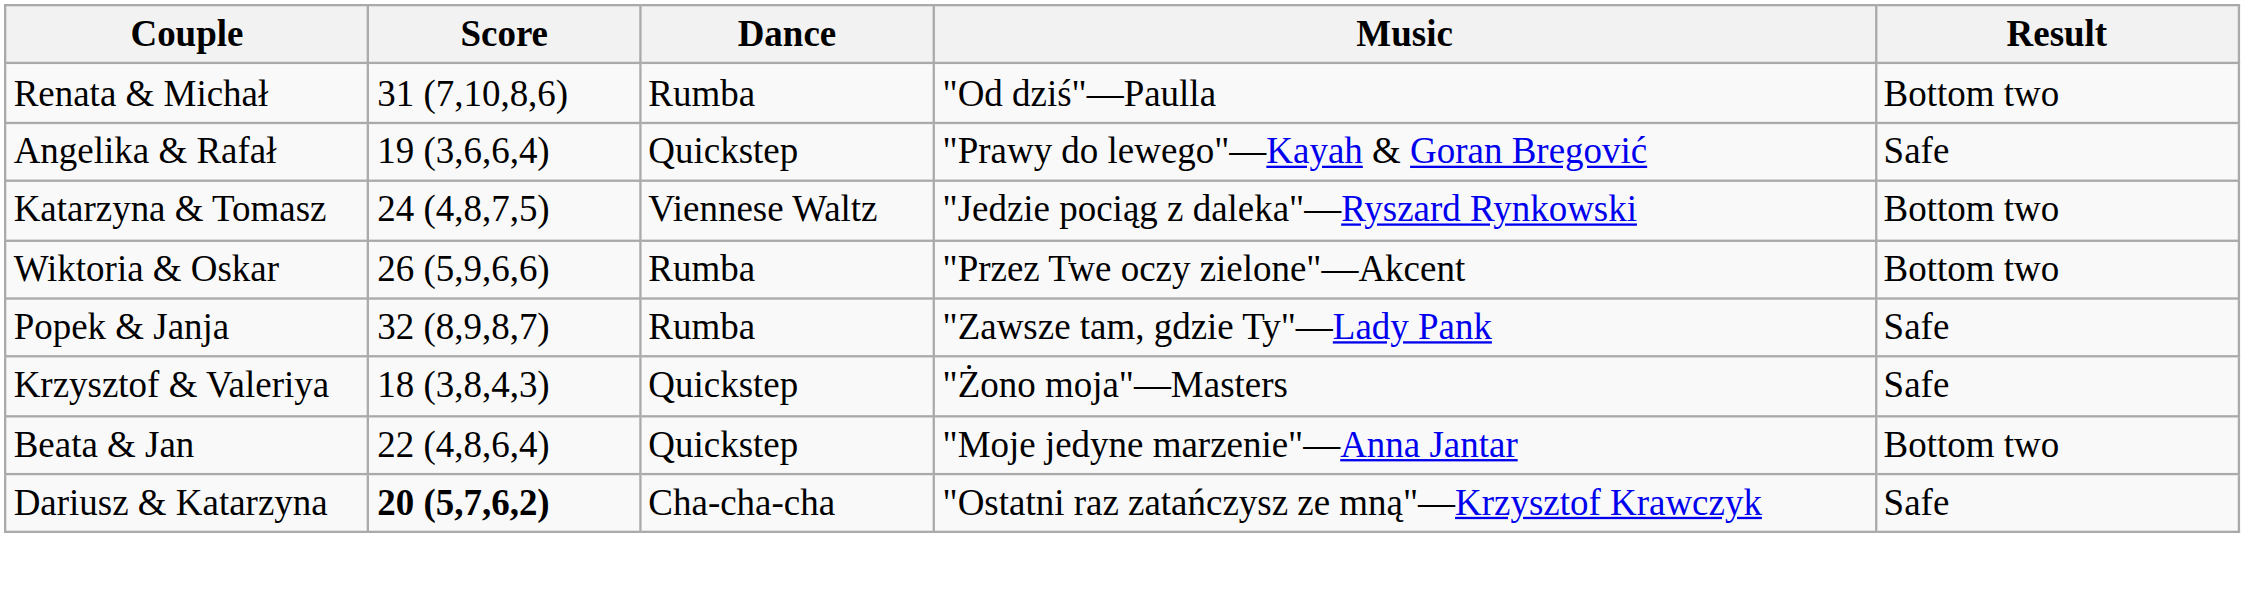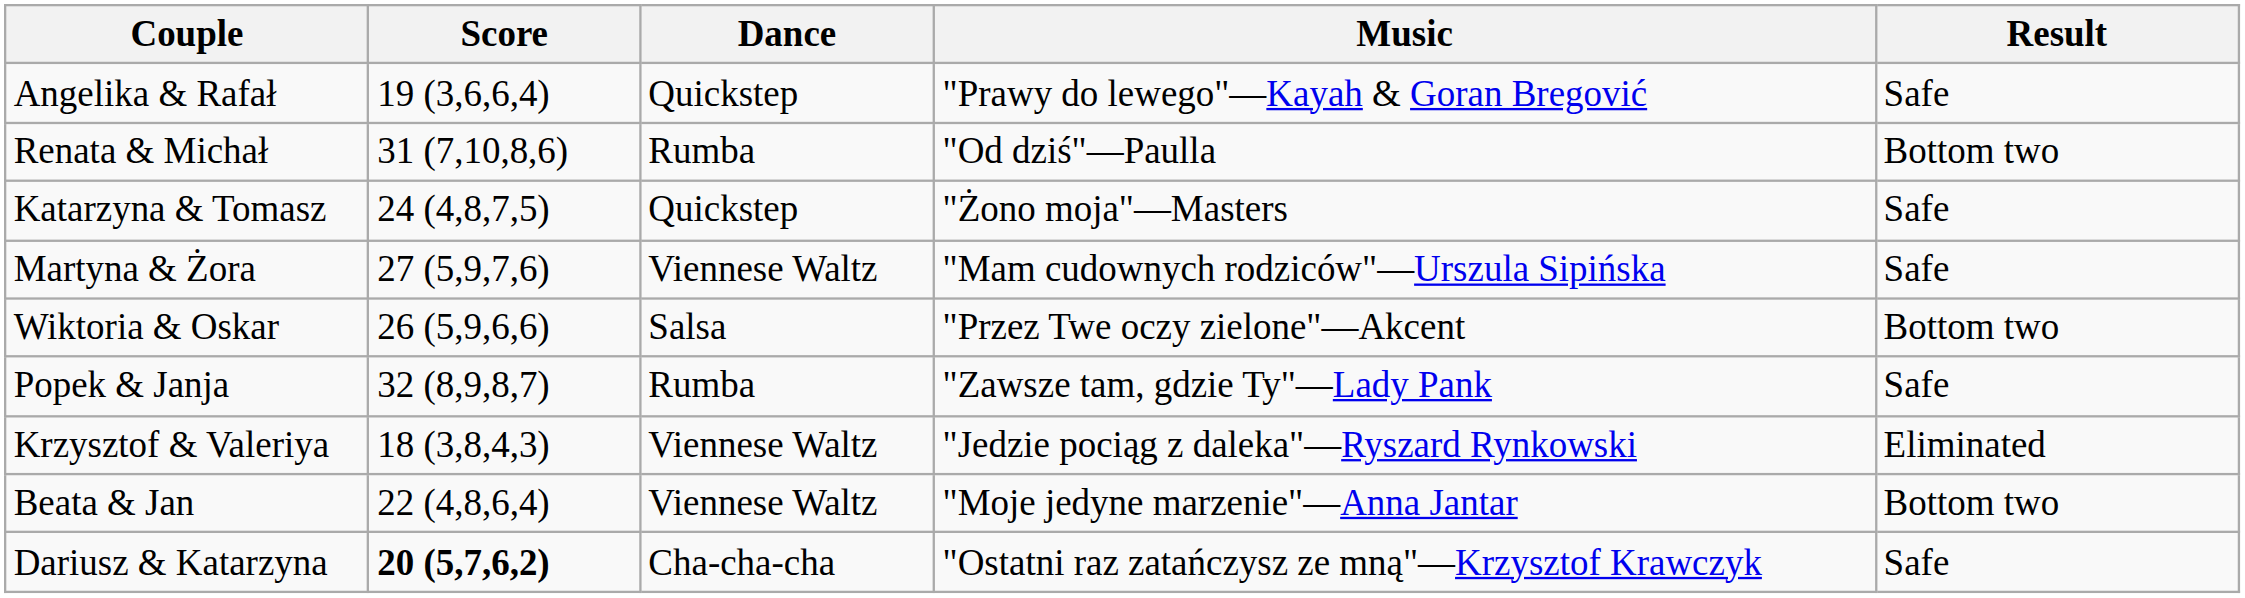rows swapped: (145, 151) <-> (141, 92)
(763, 209) Viennese Waltz -> (723, 209) Quickstep
(1290, 209) "Jedzie pociąg z daleka"—Ryszard Rynkowski -> (1115, 209) "Żono moja"—Masters
(1971, 209) Bottom two -> (1916, 209) Safe
+ row: (135, 268)
(702, 268) Rumba -> (687, 326) Salsa
(723, 385) Quickstep -> (763, 444) Viennese Waltz
(1115, 385) "Żono moja"—Masters -> (1290, 444) "Jedzie pociąg z daleka"—Ryszard Rynkowski
(1916, 385) Safe -> (1965, 444) Eliminated
(723, 444) Quickstep -> (763, 502) Viennese Waltz
